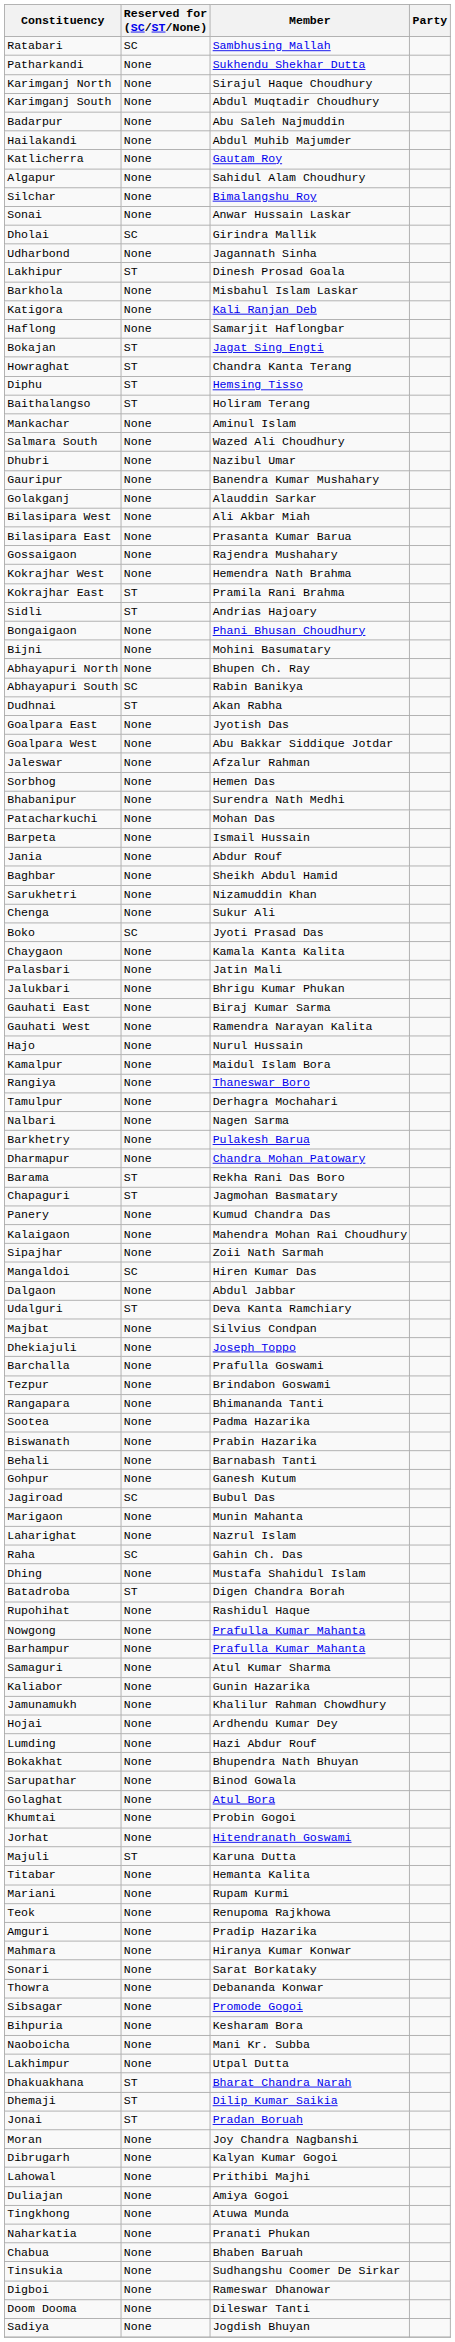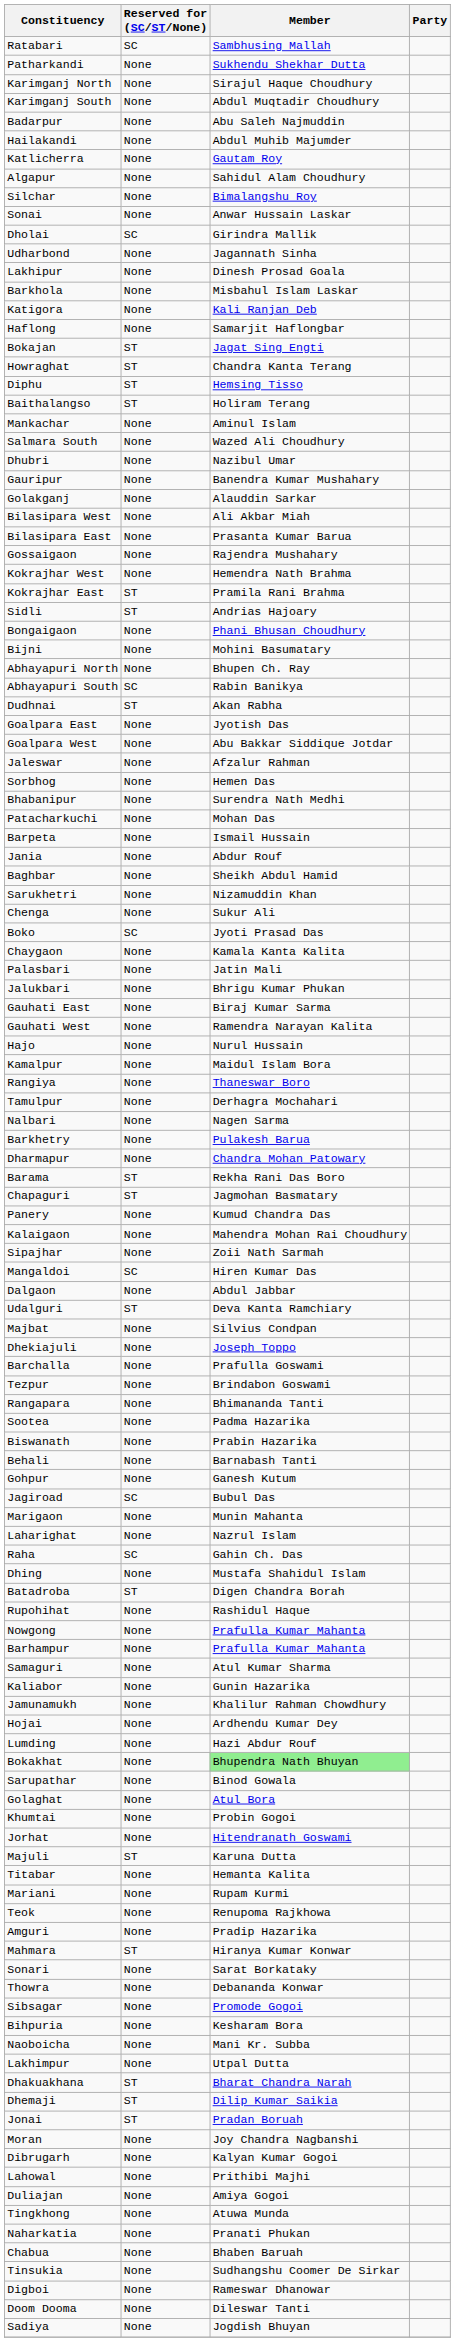(131, 272) ST -> (138, 272) None
(286, 1762) no background -> (286, 1762) lightgreen background
(138, 1951) None -> (131, 1951) ST
